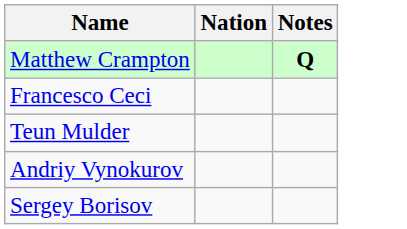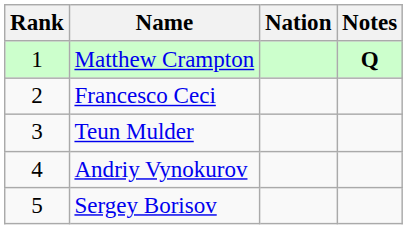+ column: (37, 22)
